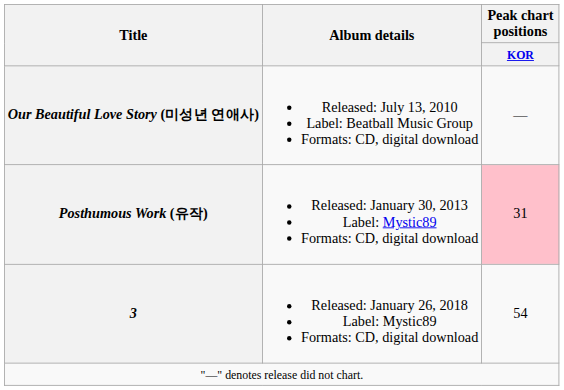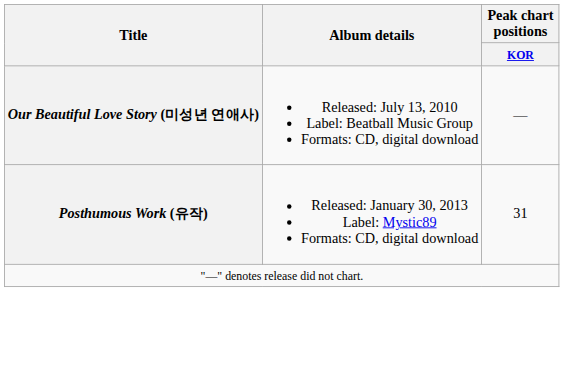(520, 214) pink background -> (520, 214) no background
- row: (133, 313)
